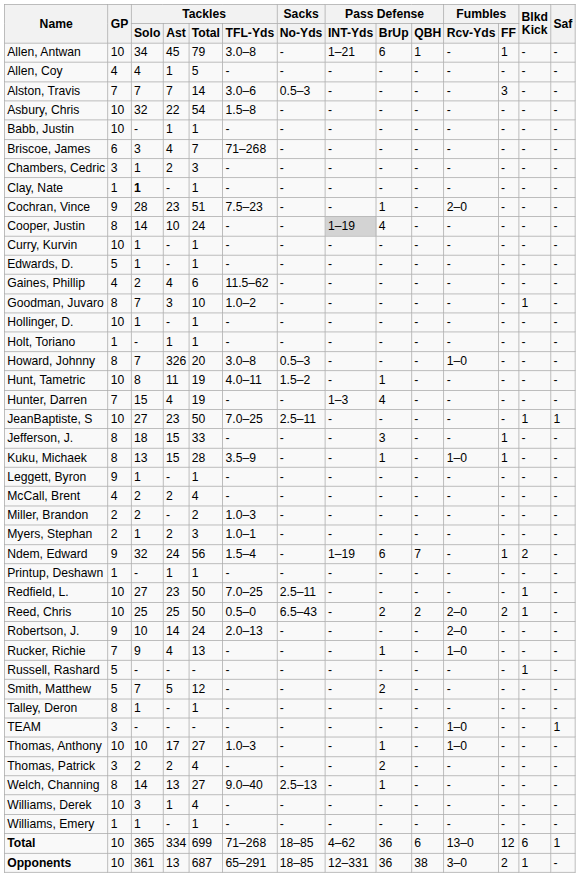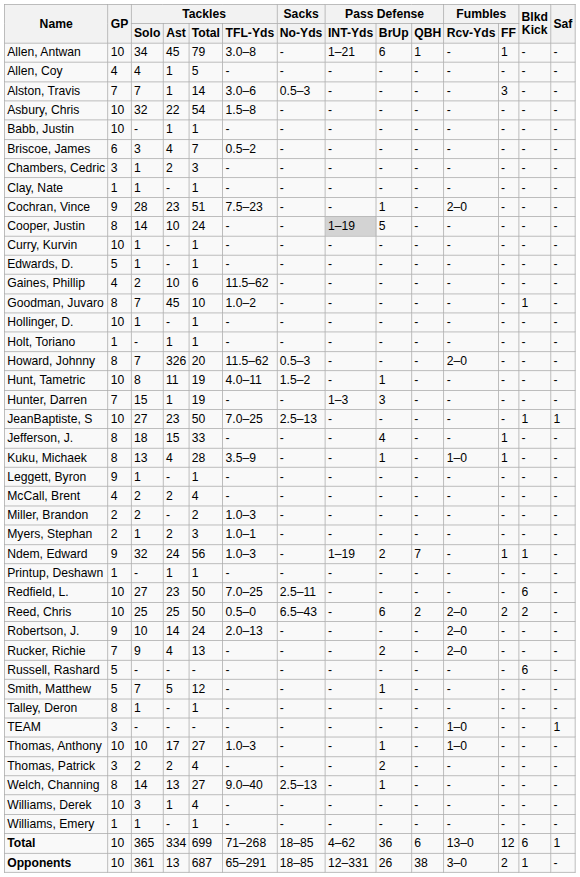(169, 91) 7 -> (169, 91) 1
(246, 149) 71–268 -> (241, 149) 0.5–2
(137, 187) bold -> (137, 187) normal
(382, 226) 4 -> (382, 226) 5
(169, 284) 4 -> (173, 284) 10
(169, 303) 3 -> (173, 303) 45
(241, 361) 3.0–8 -> (247, 361) 11.5–62
(457, 361) 1–0 -> (457, 361) 2–0
(169, 399) 4 -> (169, 399) 1
(382, 399) 4 -> (382, 399) 3
(298, 419) 2.5–11 -> (298, 419) 2.5–13
(382, 438) 3 -> (382, 438) 4
(173, 457) 15 -> (169, 457) 4
(241, 554) 1.5–4 -> (241, 554) 1.0–3
(382, 554) 6 -> (382, 554) 2
(525, 554) 2 -> (525, 554) 1
(525, 592) 1 -> (525, 592) 6
(382, 611) 2 -> (382, 611) 6
(525, 611) 1 -> (525, 611) 2
(382, 650) 1 -> (382, 650) 2
(457, 650) 1–0 -> (457, 650) 2–0
(525, 669) 1 -> (525, 669) 6
(382, 689) 2 -> (382, 689) 1
(386, 862) 36 -> (386, 862) 26
